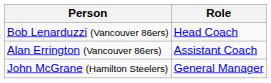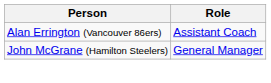- row: (88, 31)
